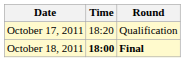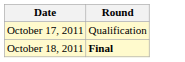- column: (101, 13)
